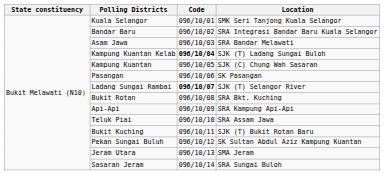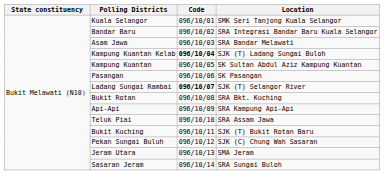(268, 65) SJK (C) Chung Wah Sasaran -> (290, 65) SK Sultan Abdul Aziz Kampung Kuantan
(290, 142) SK Sultan Abdul Aziz Kampung Kuantan -> (268, 142) SJK (C) Chung Wah Sasaran
